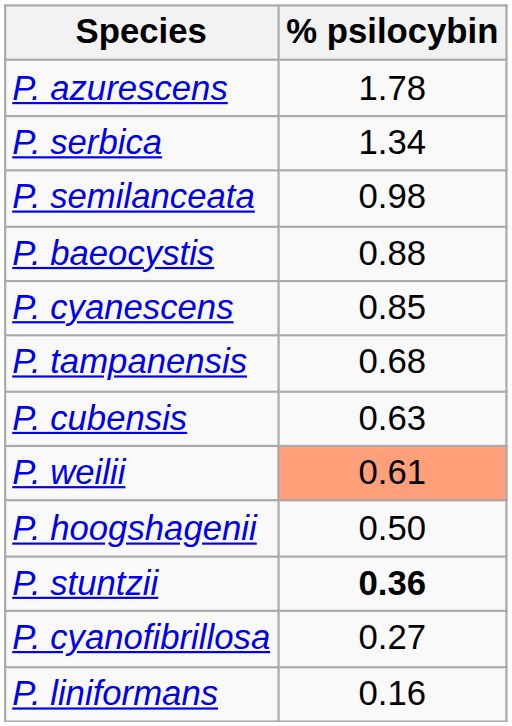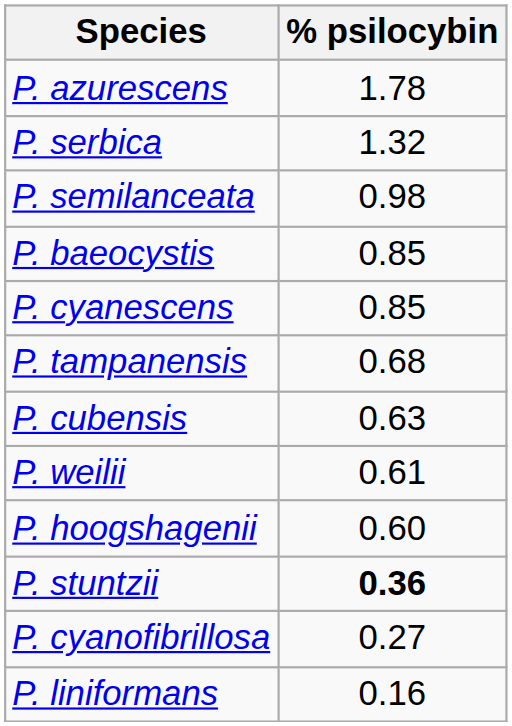(392, 142) 1.34 -> (392, 142) 1.32
(392, 252) 0.88 -> (392, 252) 0.85
(392, 472) lightsalmon background -> (392, 472) no background
(392, 527) 0.50 -> (392, 527) 0.60
